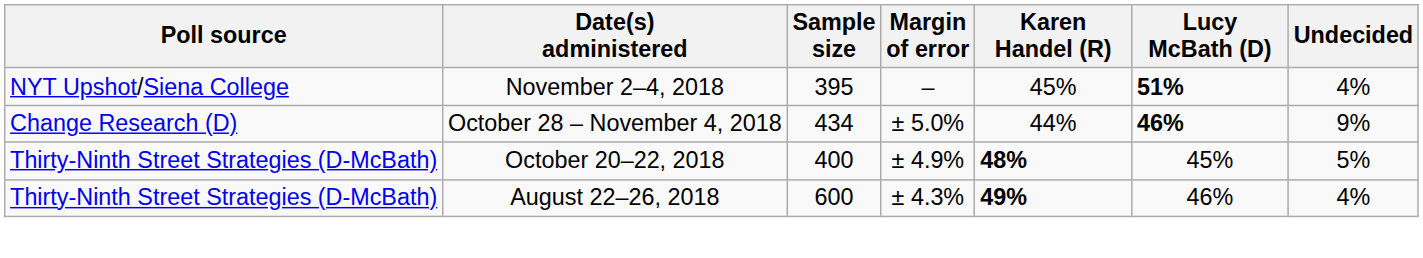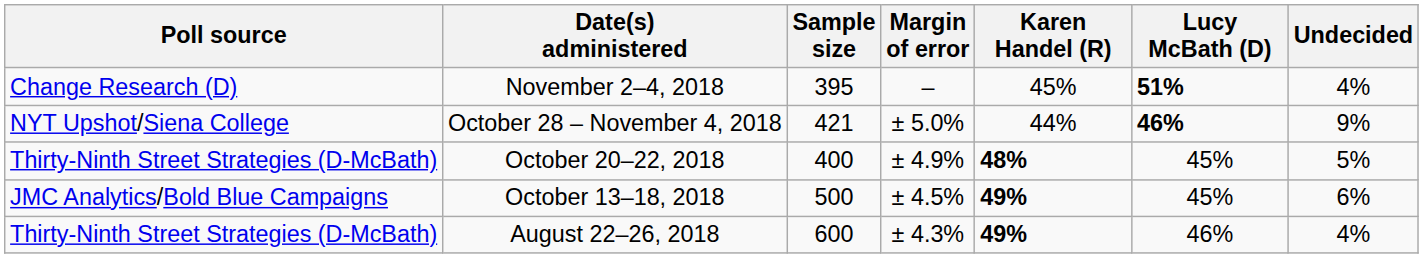(149, 86) NYT Upshot/Siena College -> (124, 86) Change Research (D)
(124, 123) Change Research (D) -> (149, 123) NYT Upshot/Siena College
(834, 123) 434 -> (834, 123) 421
+ row: (615, 197)
